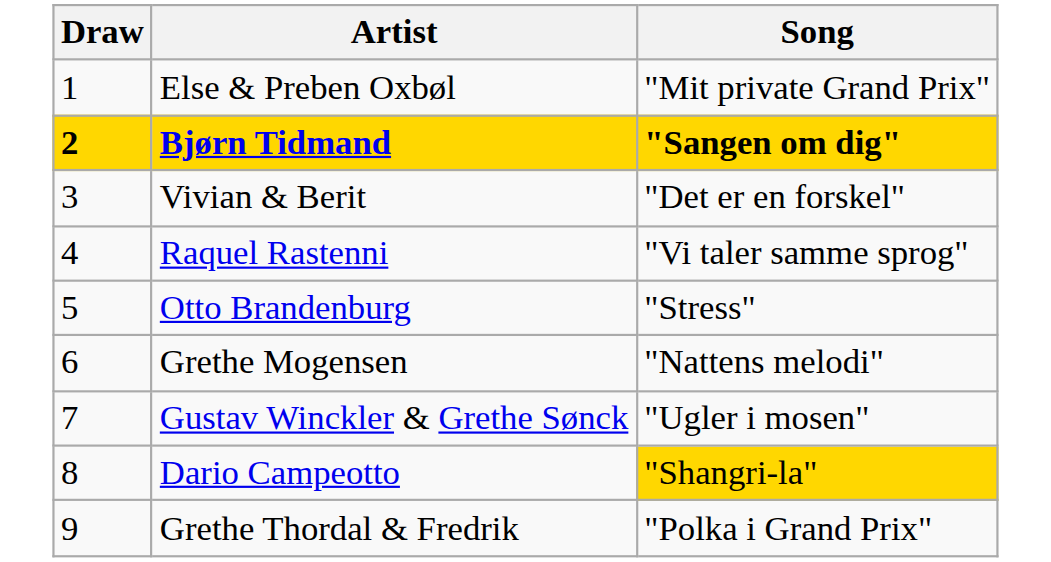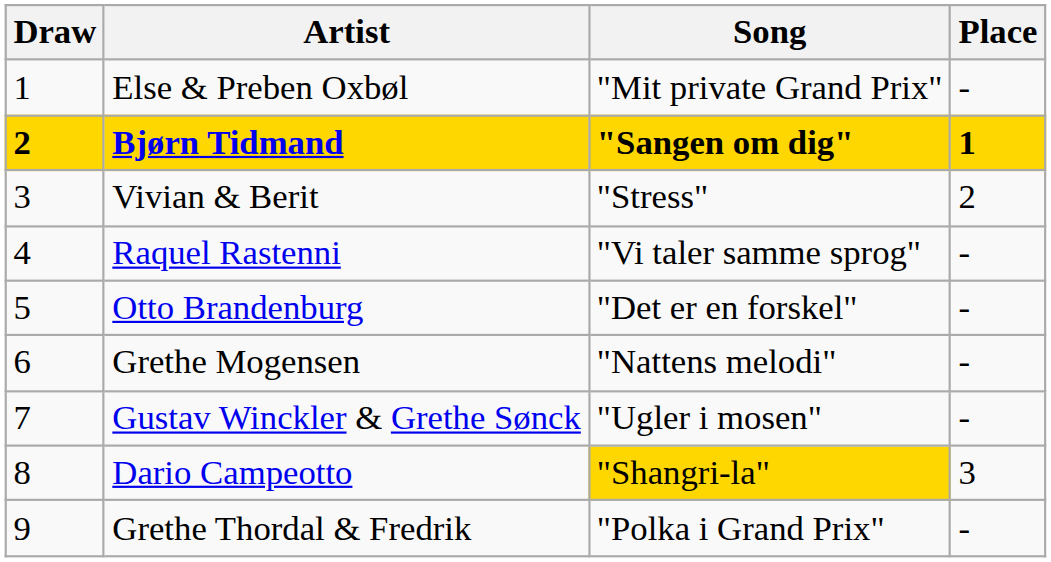+ column: (998, 32)
(775, 197) "Det er en forskel" -> (653, 197) "Stress"
(700, 307) "Stress" -> (727, 307) "Det er en forskel"
